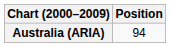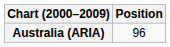(139, 33) 94 -> (139, 33) 96
